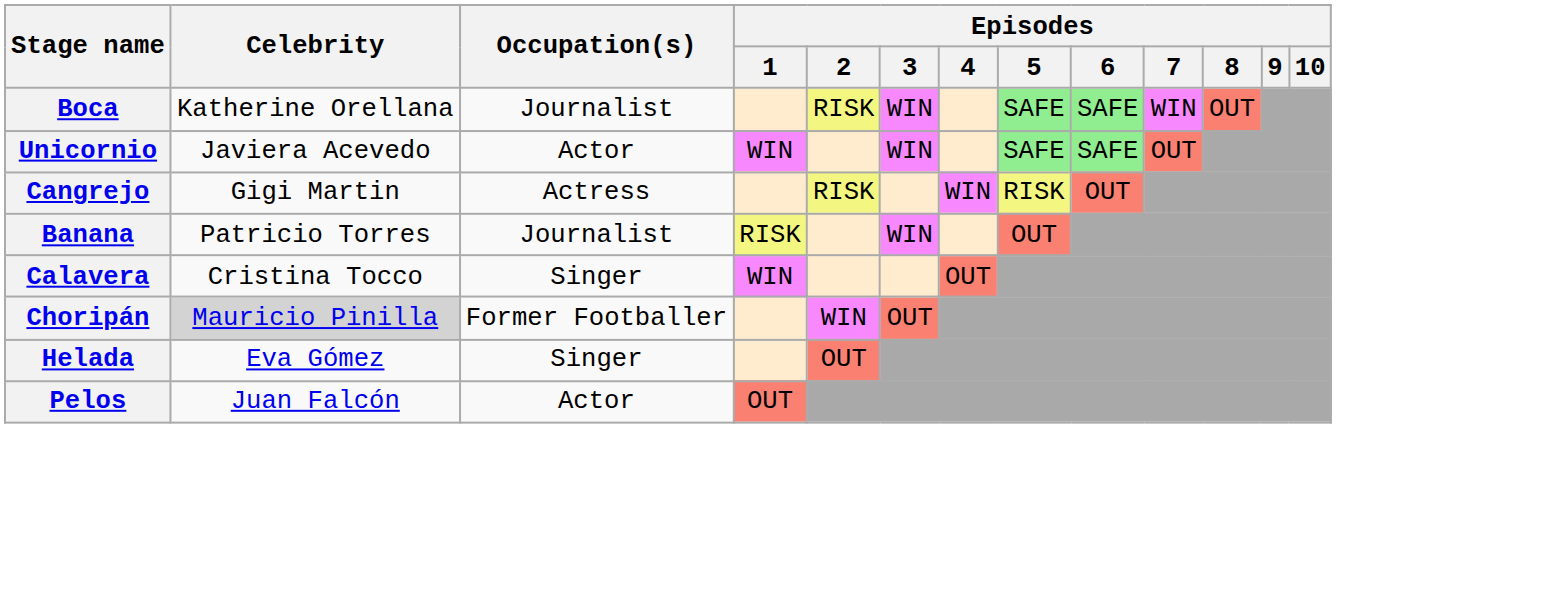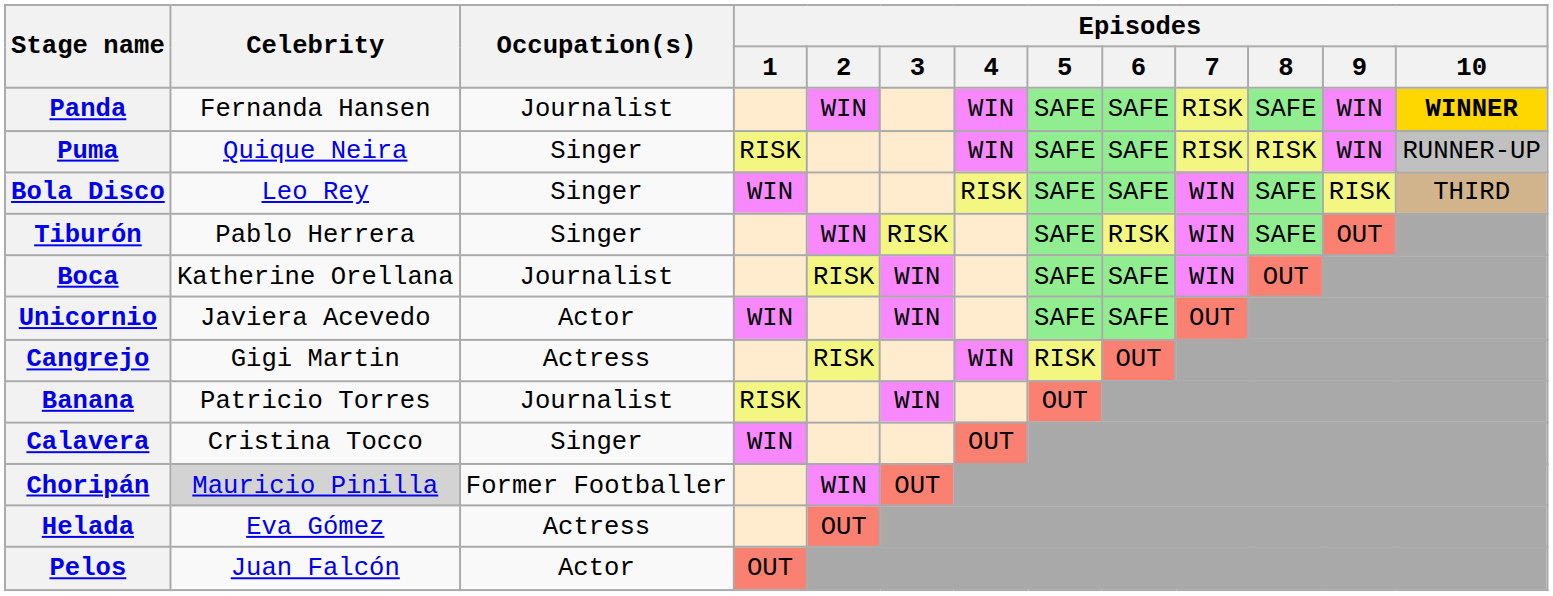+ row: (88, 109)
+ row: (88, 151)
+ row: (88, 193)
+ row: (88, 235)
(596, 360) Singer -> (596, 527) Actress
